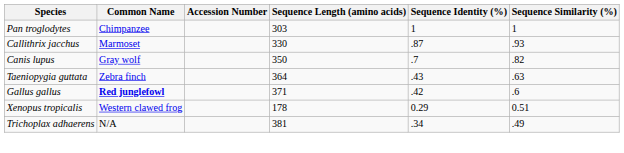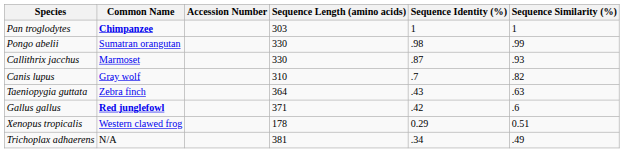(124, 28) normal -> (126, 28) bold
+ row: (33, 44)
(279, 60) 350 -> (279, 76) 310
